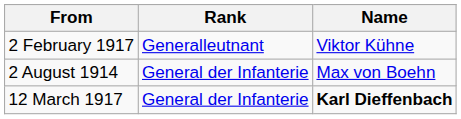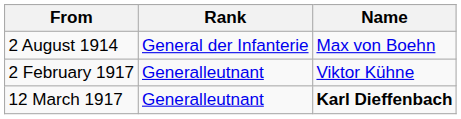rows swapped: (63, 72) <-> (71, 45)
(225, 99) General der Infanterie -> (203, 99) Generalleutnant
